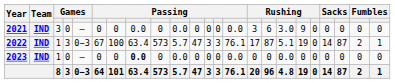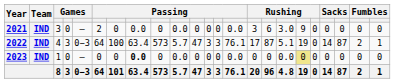(99, 29) 0 -> (99, 29) 2
(58, 43) 1 -> (58, 43) 4
(99, 43) 67 -> (99, 43) 64
(303, 57) no background -> (303, 57) khaki background
